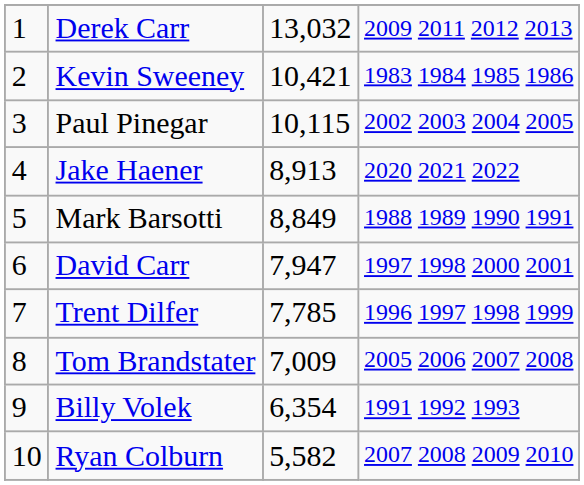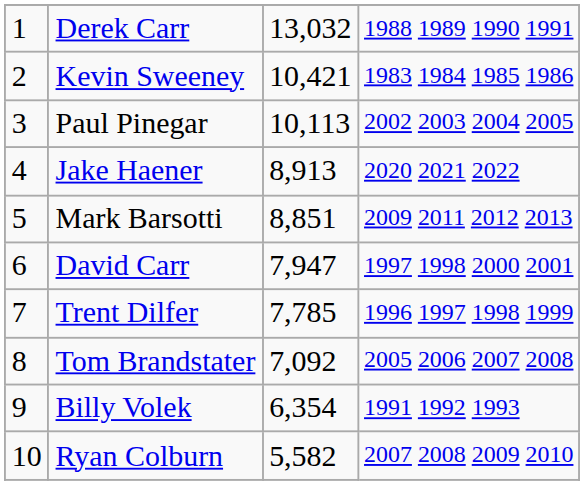(468, 28) 2009 2011 2012 2013 -> (469, 28) 1988 1989 1990 1991
(310, 123) 10,115 -> (310, 123) 10,113
(303, 218) 8,849 -> (303, 218) 8,851
(469, 218) 1988 1989 1990 1991 -> (468, 218) 2009 2011 2012 2013
(303, 360) 7,009 -> (303, 360) 7,092
